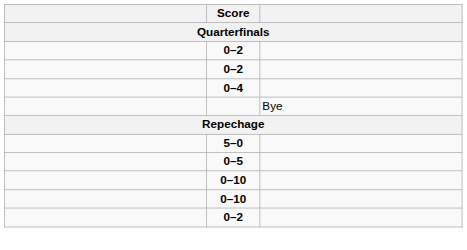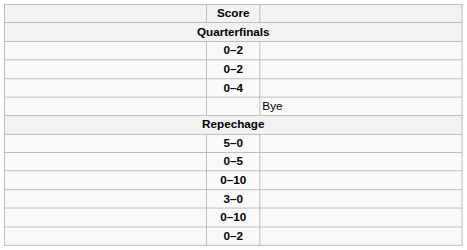+ row: (233, 198)
